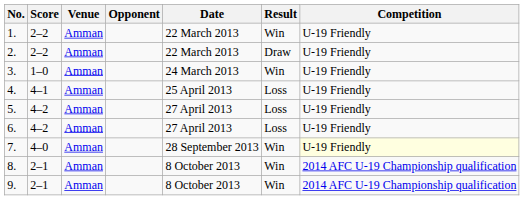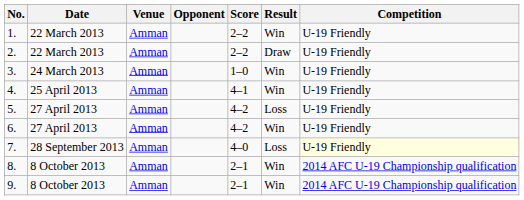columns swapped: (212, 14) <-> (45, 14)
(276, 90) Loss -> (274, 90) Win
(276, 128) Loss -> (274, 128) Win
(274, 147) Win -> (276, 147) Loss
